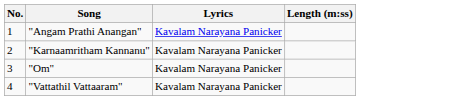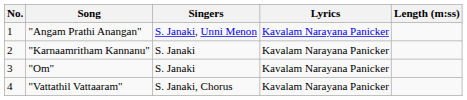+ column: (206, 13)
